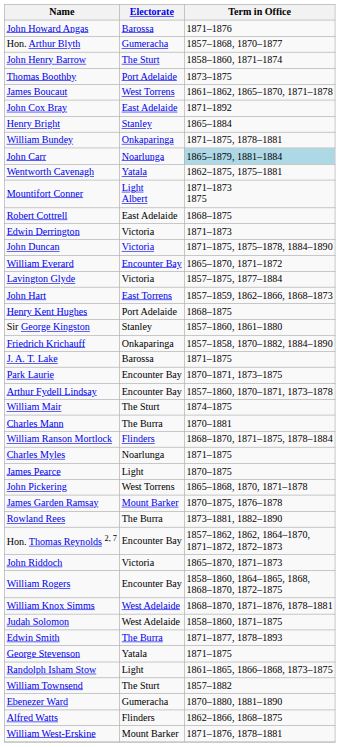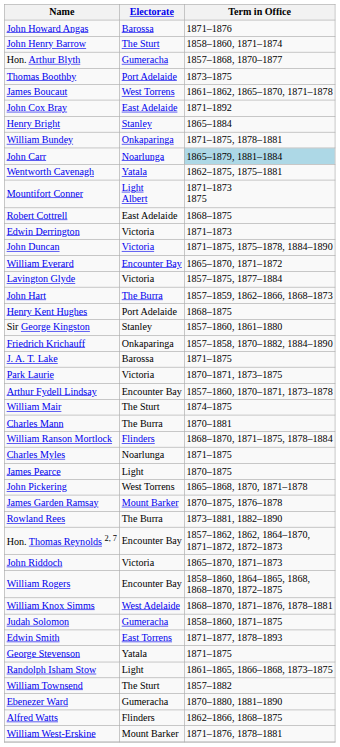rows swapped: (46, 60) <-> (43, 44)
(147, 295) East Torrens -> (142, 295) The Burra
(152, 375) Encounter Bay -> (138, 375) Victoria
(151, 622) West Adelaide -> (145, 622) Gumeracha
(142, 638) The Burra -> (147, 638) East Torrens
